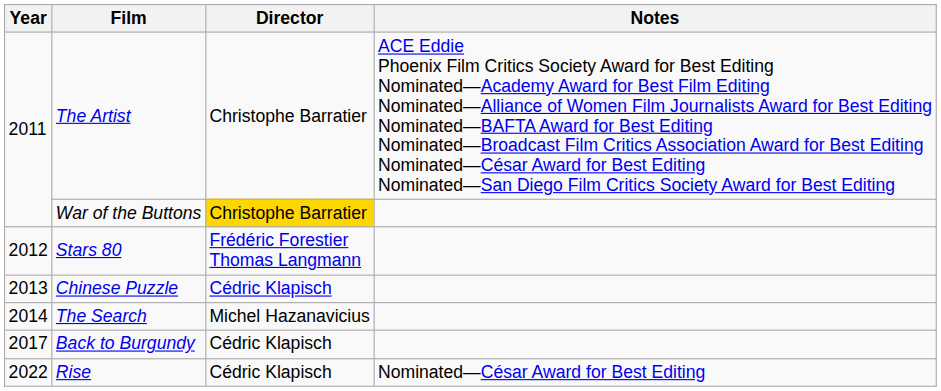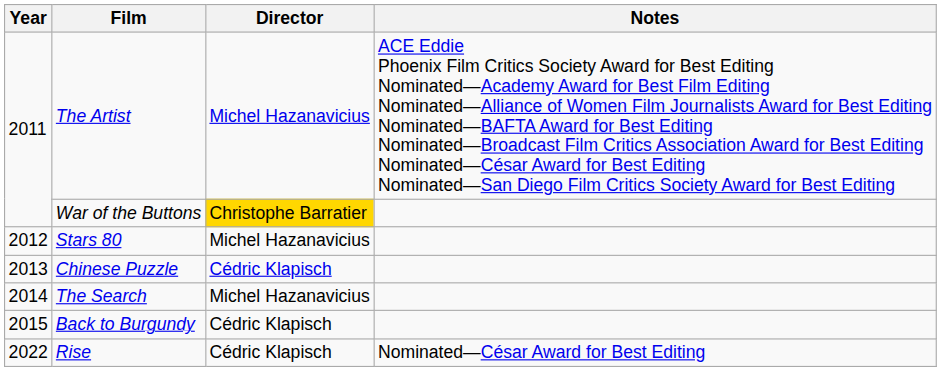(288, 115) Christophe Barratier -> (290, 115) Michel Hazanavicius
(285, 250) Frédéric Forestier Thomas Langmann -> (290, 240) Michel Hazanavicius
(28, 344) 2017 -> (28, 324) 2015
